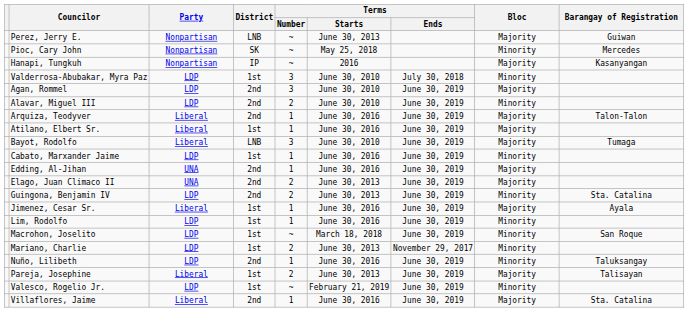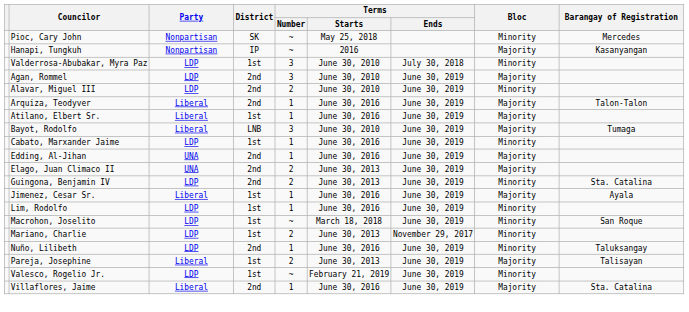- row: (46, 37)
